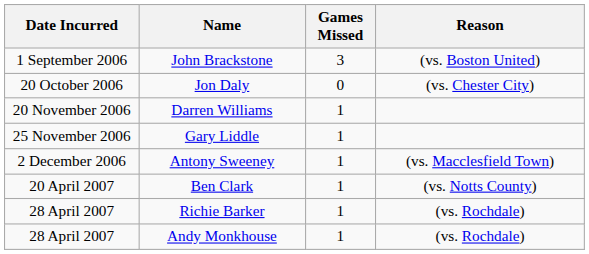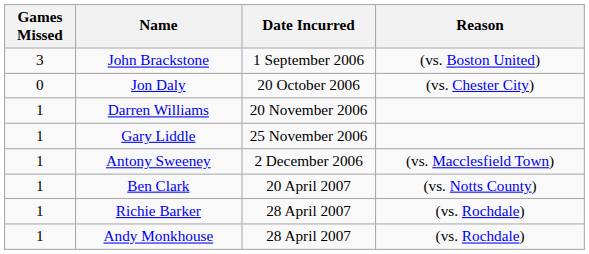columns swapped: (72, 26) <-> (340, 26)
